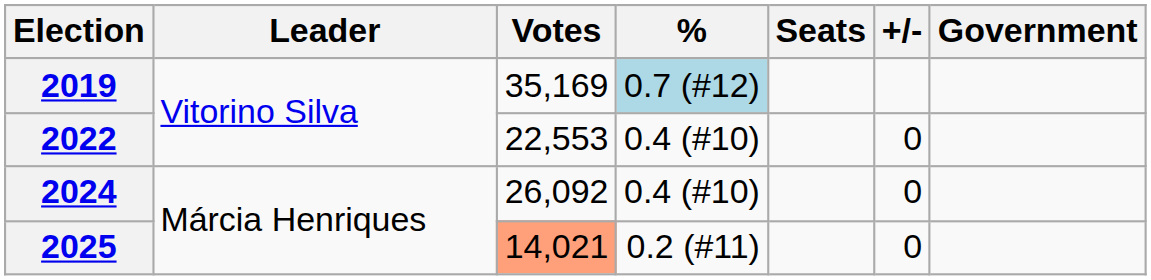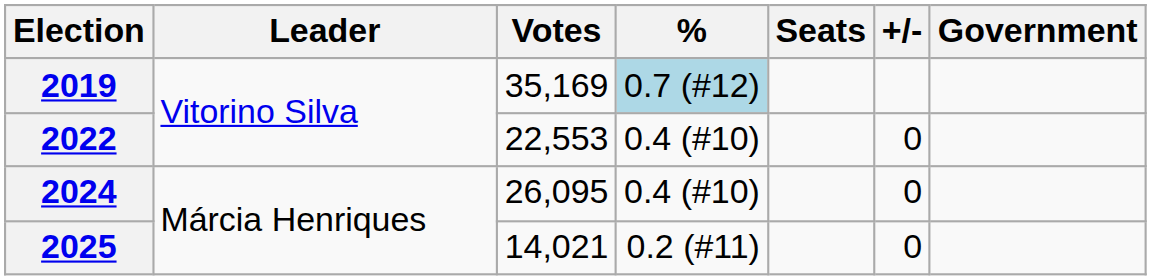(557, 192) 26,092 -> (557, 192) 26,095
(557, 246) lightsalmon background -> (557, 246) no background
